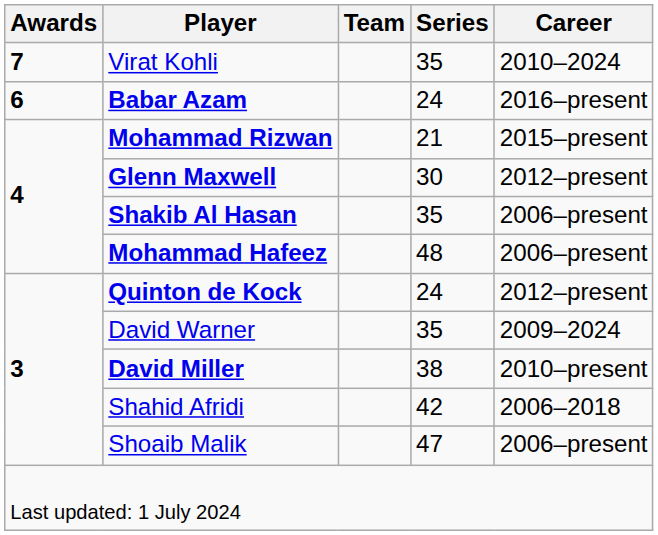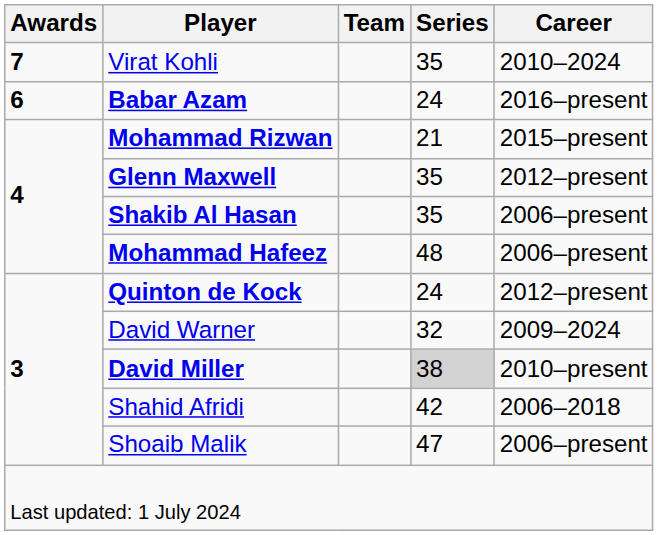(430, 176) 30 -> (430, 176) 35
(430, 330) 35 -> (430, 330) 32
(430, 368) no background -> (430, 368) lightgrey background
